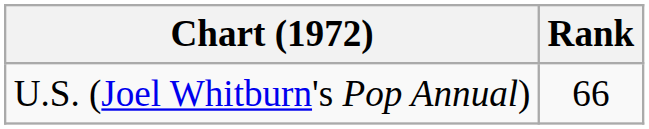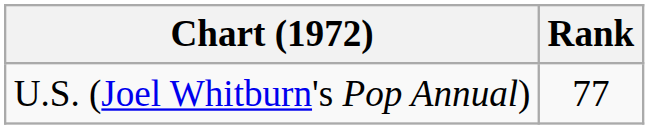(591, 92) 66 -> (591, 92) 77
